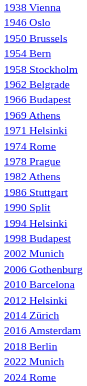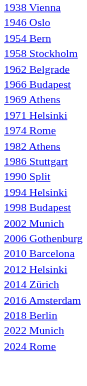- row: (36, 38)
- row: (32, 161)
